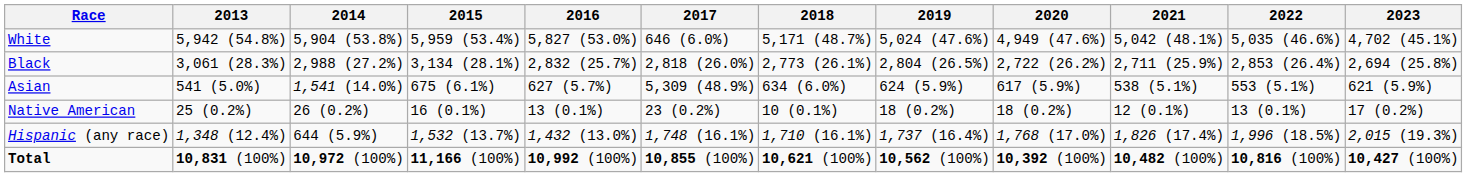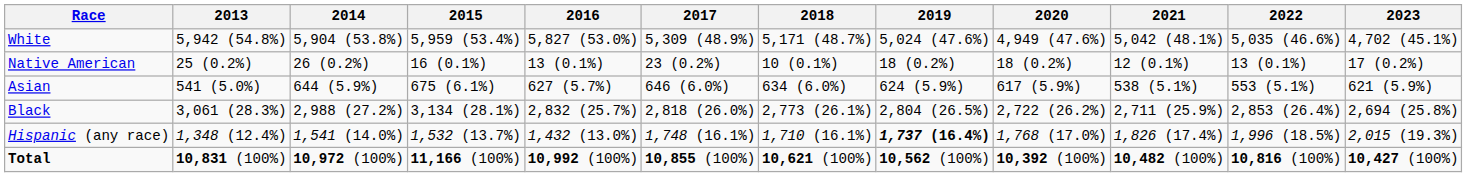(687, 40) 646 (6.0%) -> (700, 40) 5,309 (48.9%)
rows swapped: (29, 64) <-> (72, 111)
(348, 88) 1,541 (14.0%) -> (336, 88) 644 (5.9%)
(700, 88) 5,309 (48.9%) -> (687, 88) 646 (6.0%)
(336, 135) 644 (5.9%) -> (348, 135) 1,541 (14.0%)
(934, 135) normal -> (934, 135) bold
